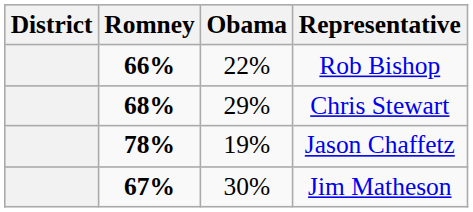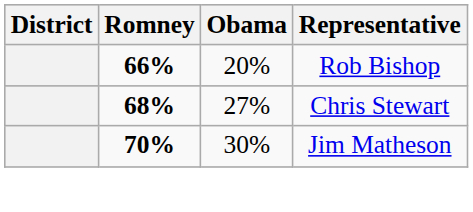(247, 65) 22% -> (247, 65) 20%
(247, 105) 29% -> (247, 105) 27%
- row: (380, 145)
(150, 186) 67% -> (150, 145) 70%
